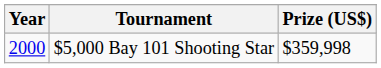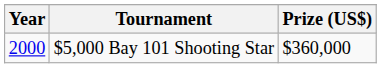(317, 47) $359,998 -> (317, 47) $360,000
